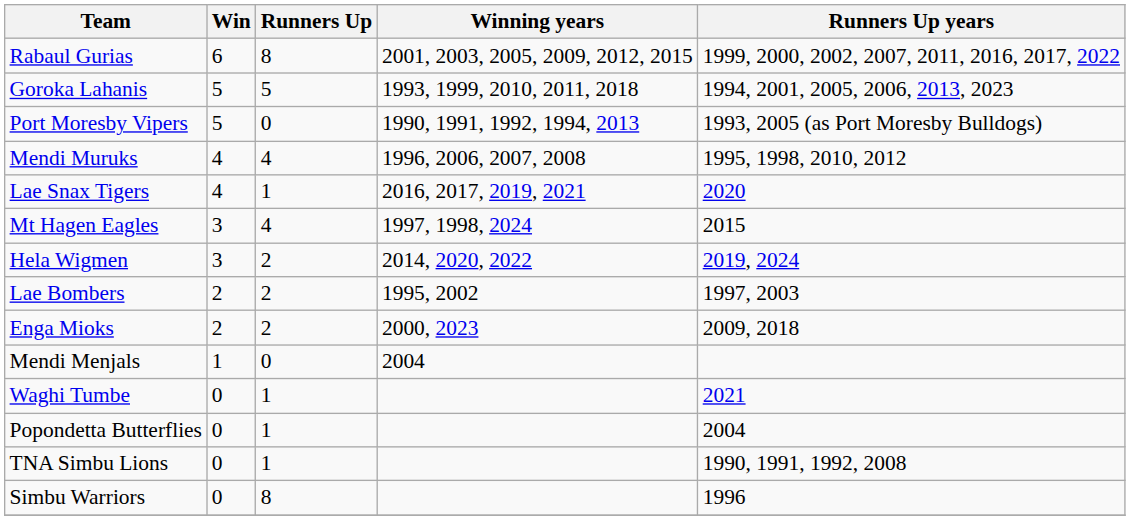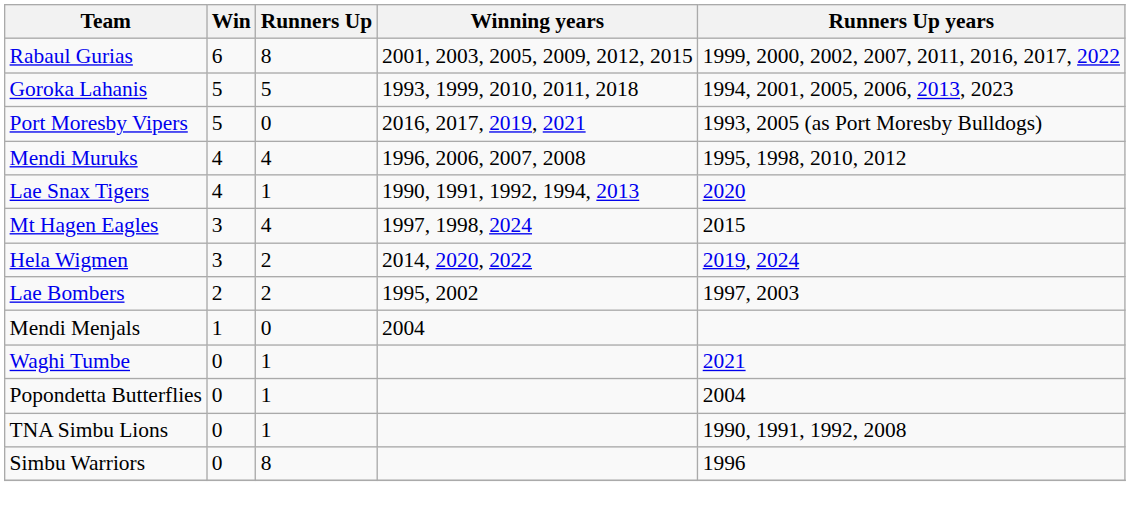(511, 123) 1990, 1991, 1992, 1994, 2013 -> (484, 123) 2016, 2017, 2019, 2021
(484, 191) 2016, 2017, 2019, 2021 -> (511, 191) 1990, 1991, 1992, 1994, 2013
- row: (62, 327)
